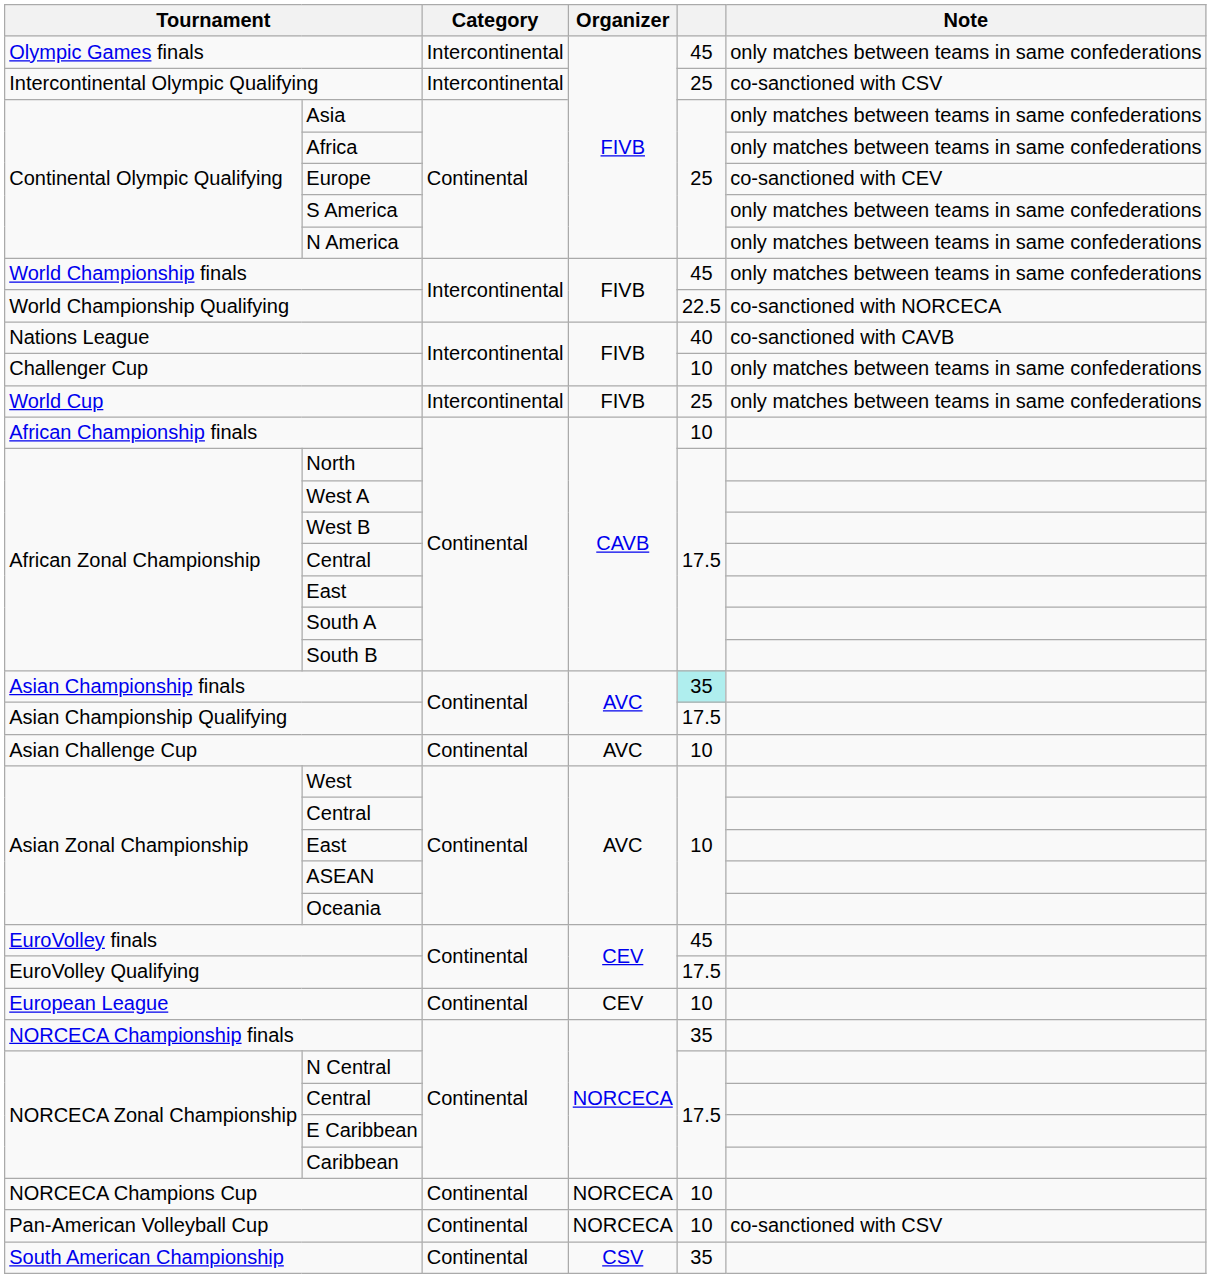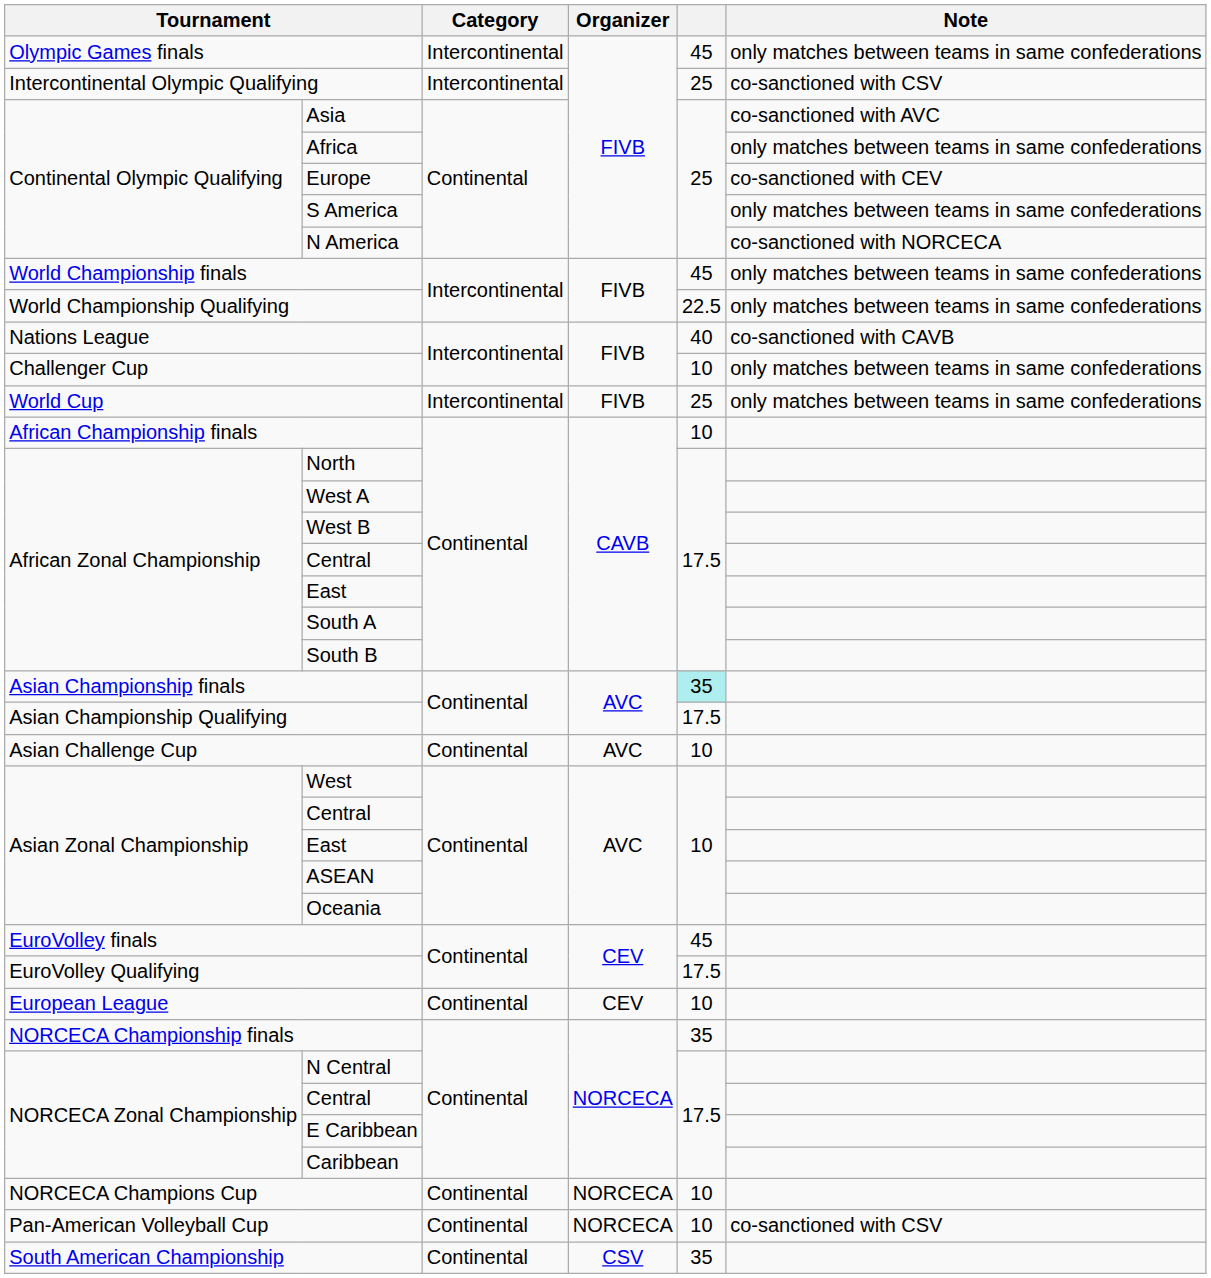(966, 115) only matches between teams in same confederations -> (835, 115) co-sanctioned with AVC
(966, 242) only matches between teams in same confederations -> (866, 242) co-sanctioned with NORCECA
(866, 305) co-sanctioned with NORCECA -> (966, 305) only matches between teams in same confederations
